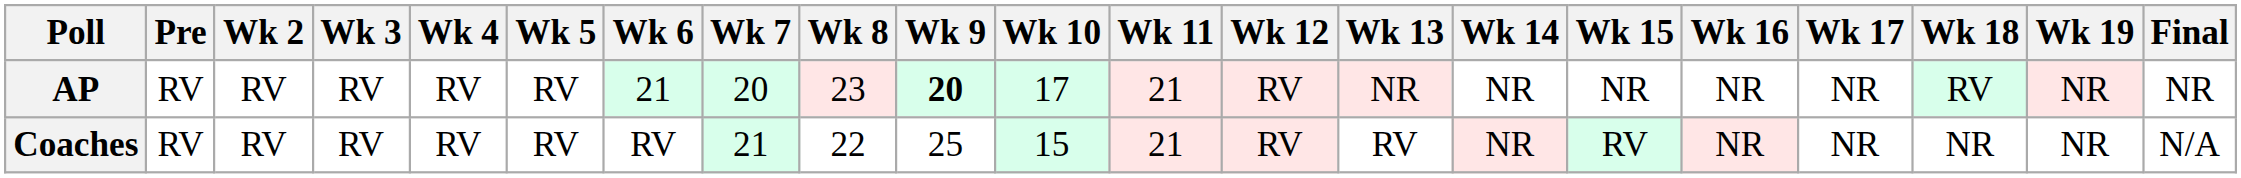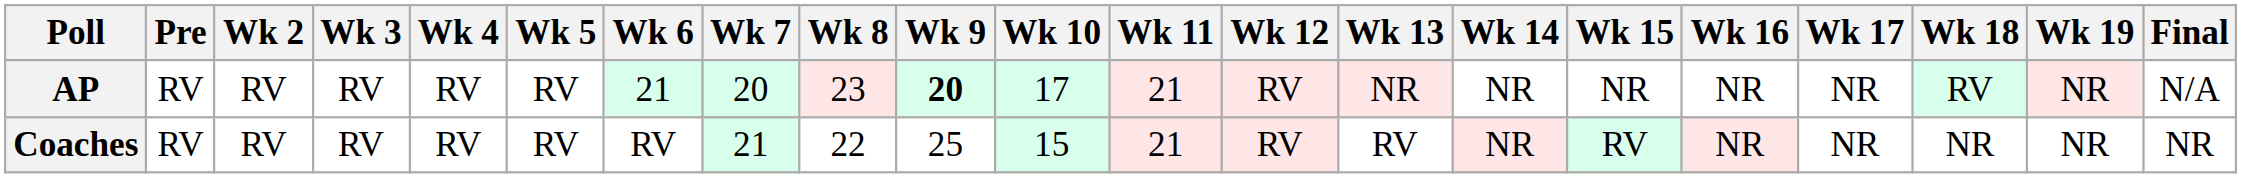(2190, 88) NR -> (2190, 88) N/A
(2190, 144) N/A -> (2190, 144) NR
